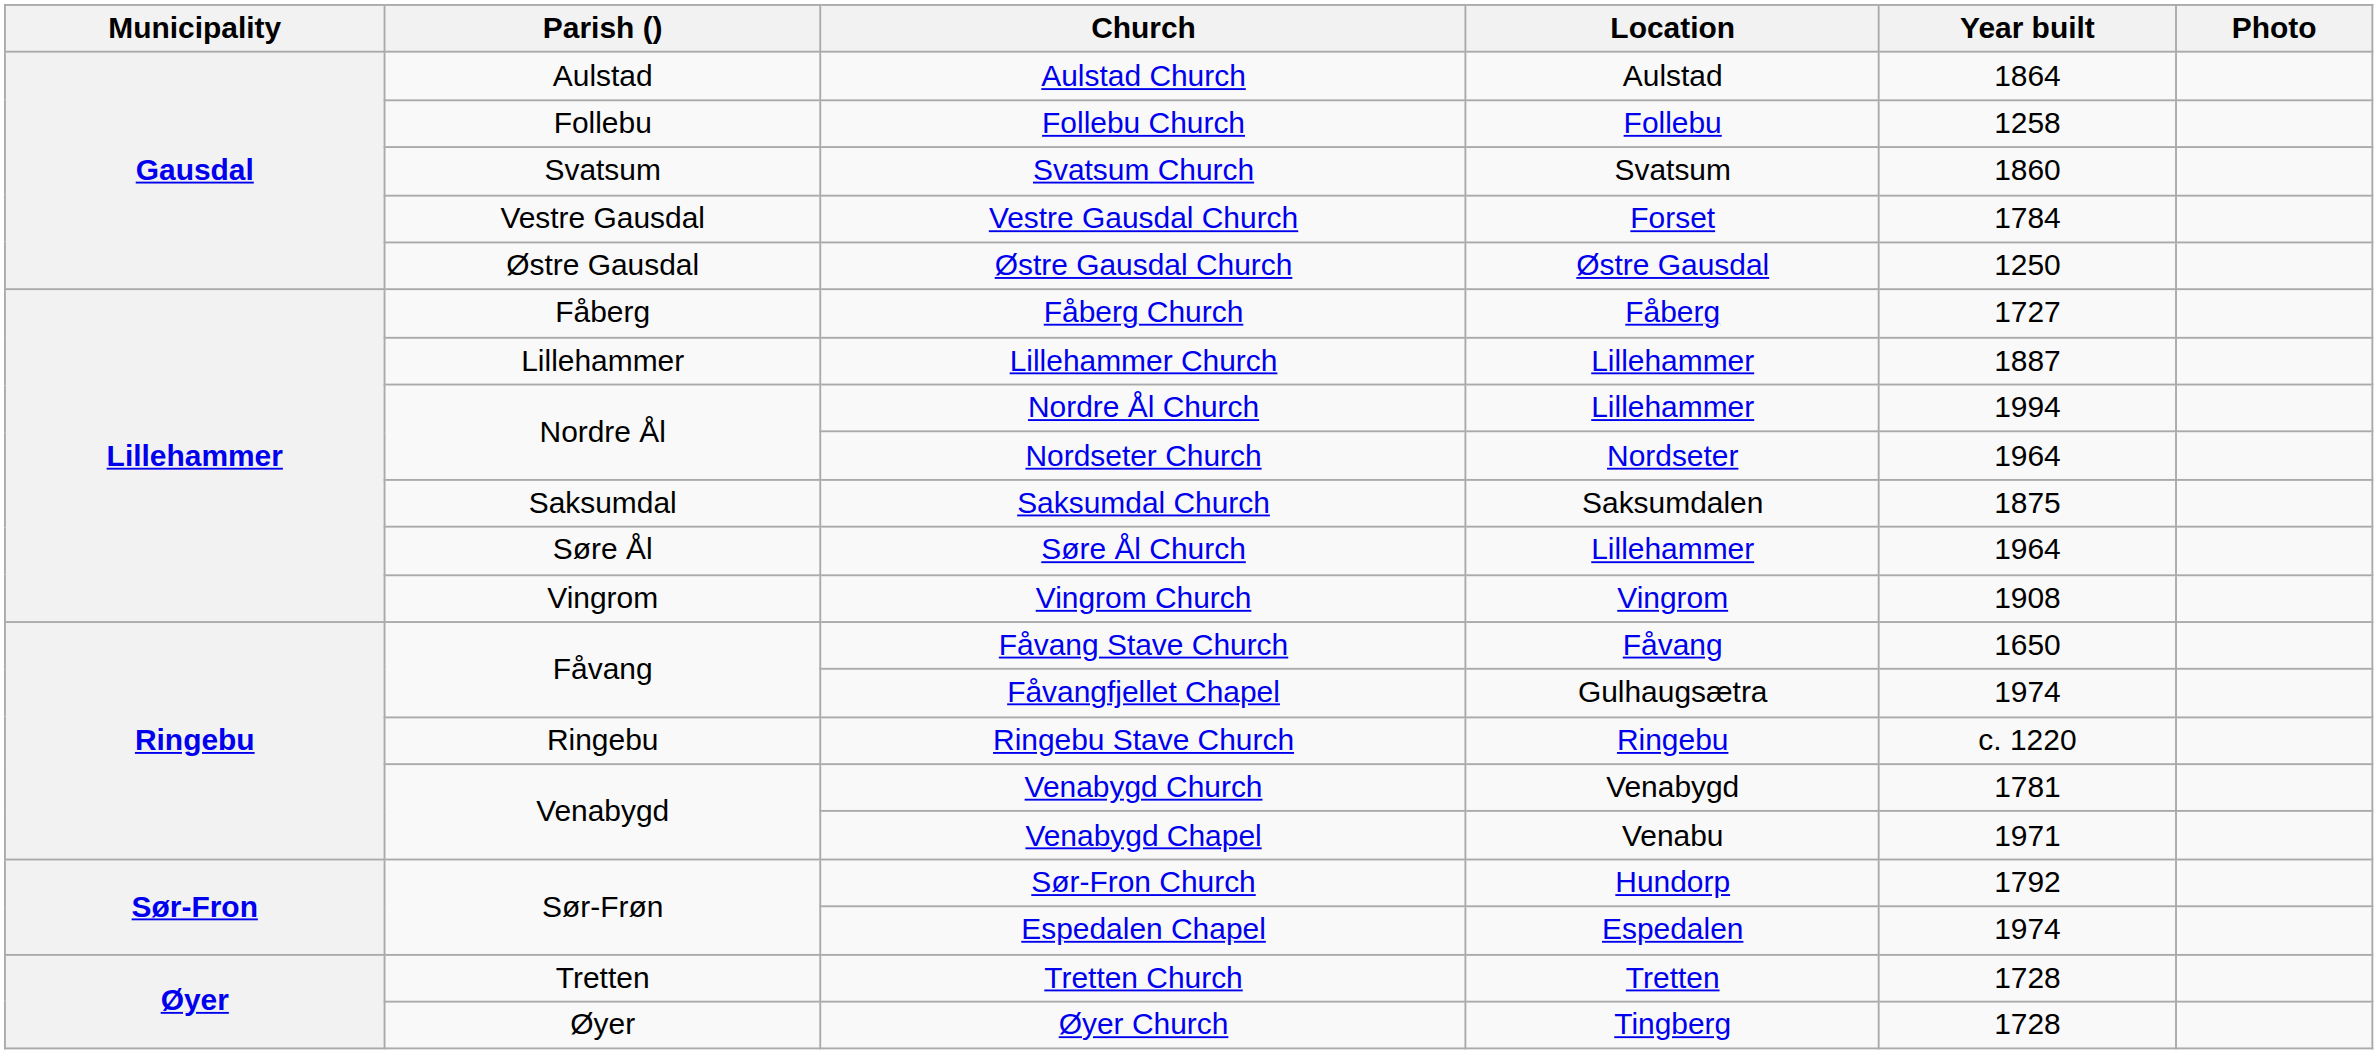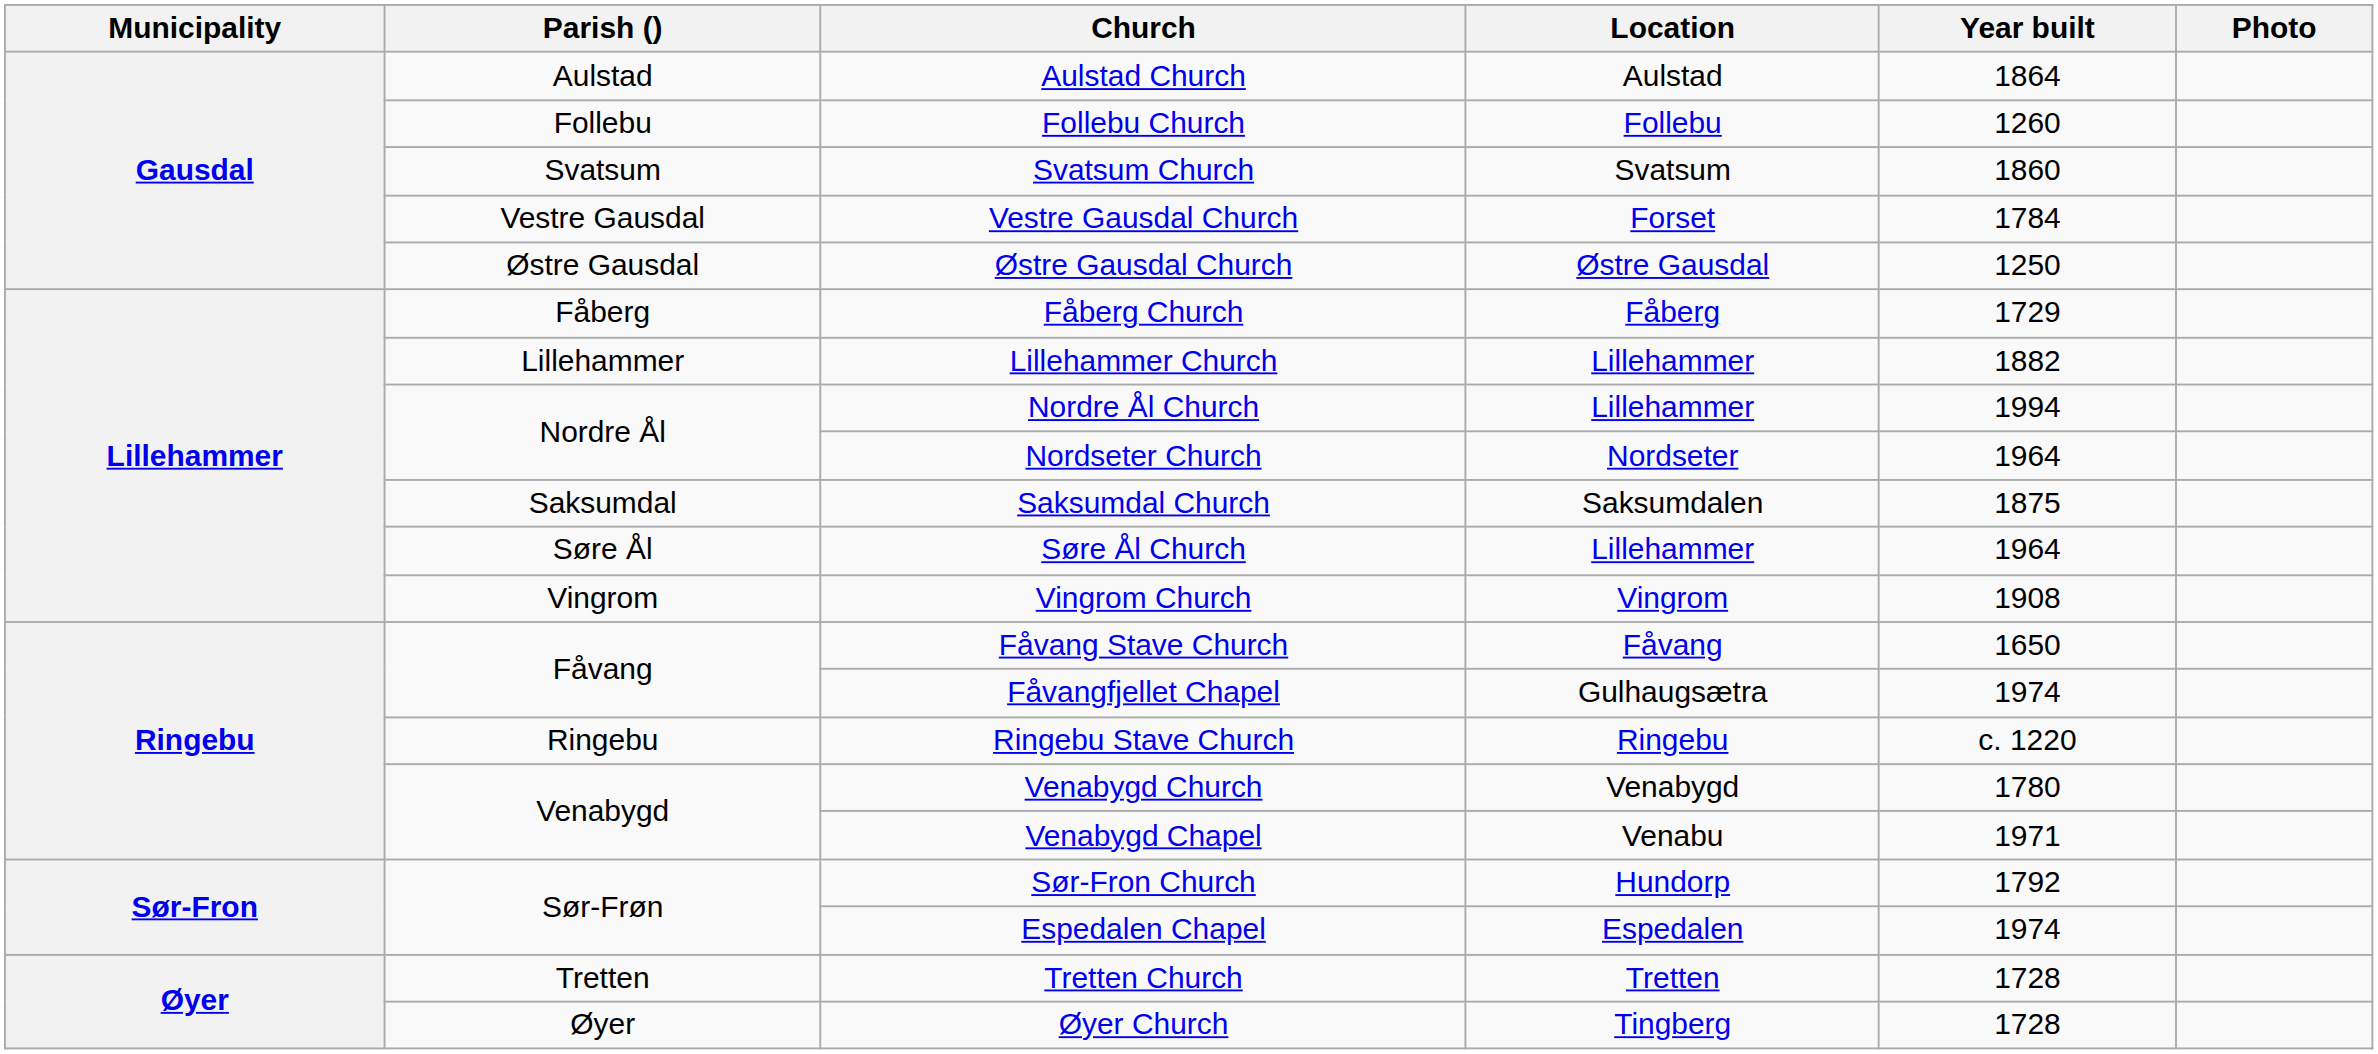(2027, 123) 1258 -> (2027, 123) 1260
(2027, 312) 1727 -> (2027, 312) 1729
(2027, 360) 1887 -> (2027, 360) 1882
(2027, 787) 1781 -> (2027, 787) 1780
